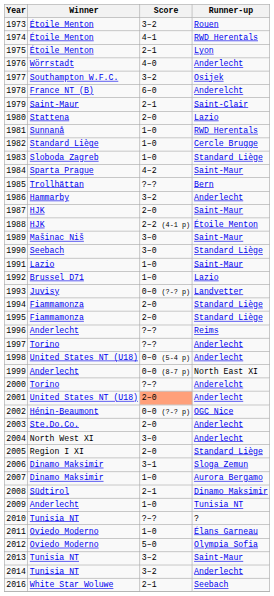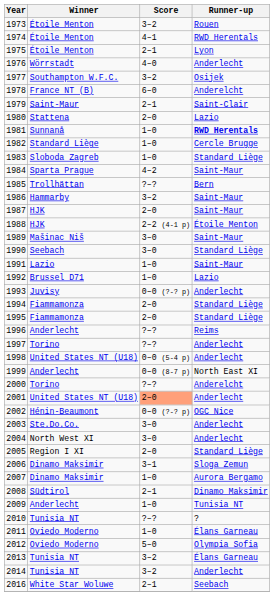(226, 131) normal -> (226, 131) bold
(219, 198) Anderlecht -> (219, 198) Saint-Maur
(219, 291) Landvetter -> (219, 291) Anderlecht
(149, 425) 2–0 -> (149, 425) 3–0
(219, 558) Saint-Maur -> (226, 558) Élans Garneau
